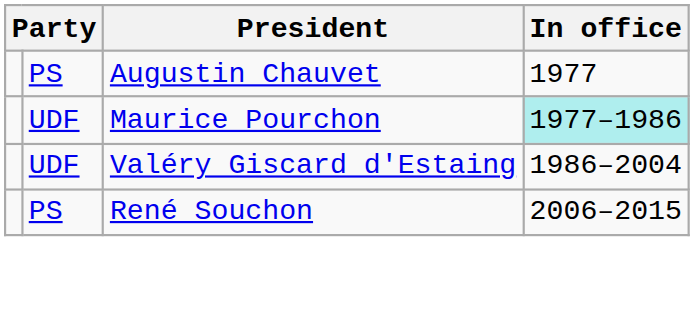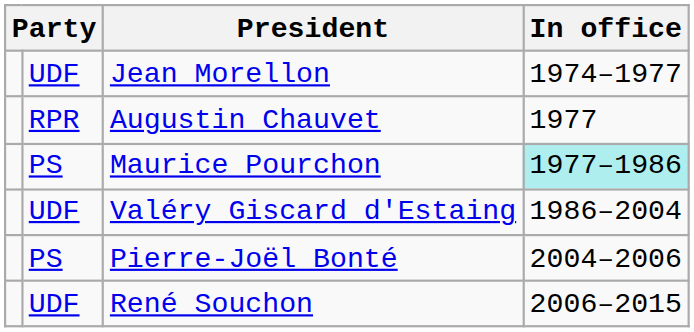+ row: (220, 74)
(46, 74) PS -> (54, 120) RPR
(54, 120) UDF -> (46, 166) PS
+ row: (254, 258)
(46, 212) PS -> (54, 304) UDF
